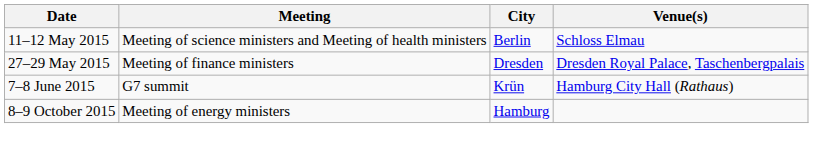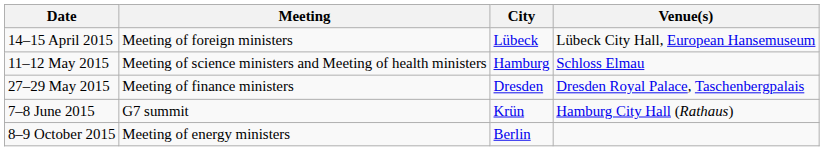+ row: (60, 39)
(512, 39) Berlin -> (521, 63) Hamburg
(521, 110) Hamburg -> (512, 134) Berlin
